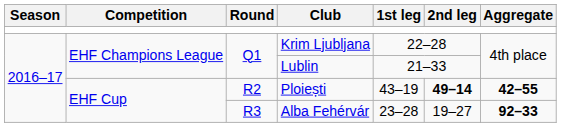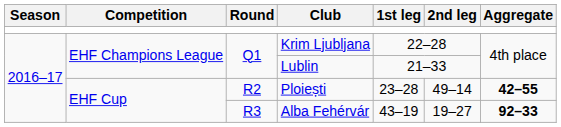(399, 89) 43–19 -> (399, 89) 23–28
(452, 89) bold -> (452, 89) normal
(399, 111) 23–28 -> (399, 111) 43–19
